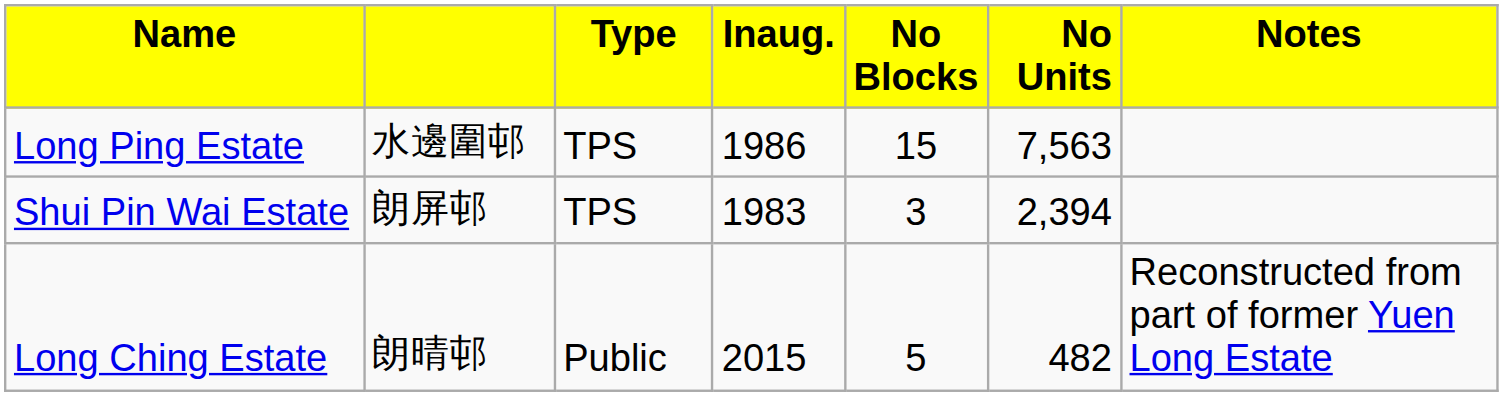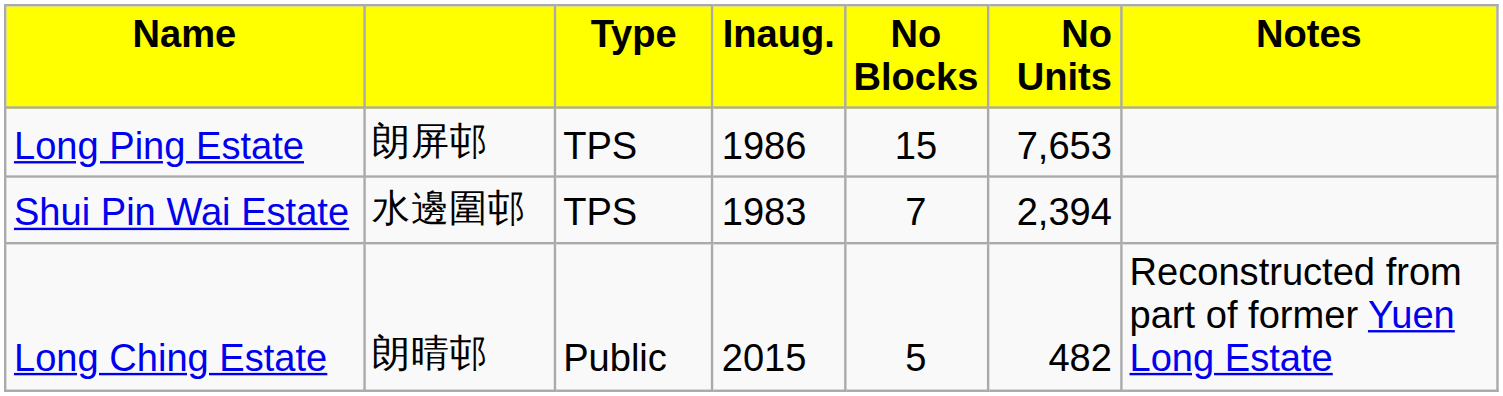(449, 140) 水邊圍邨 -> (430, 140) 朗屏邨
(1064, 145) 7,563 -> (1064, 145) 7,653
(430, 207) 朗屏邨 -> (449, 207) 水邊圍邨
(916, 212) 3 -> (916, 212) 7
